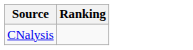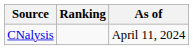+ column: (148, 14)
